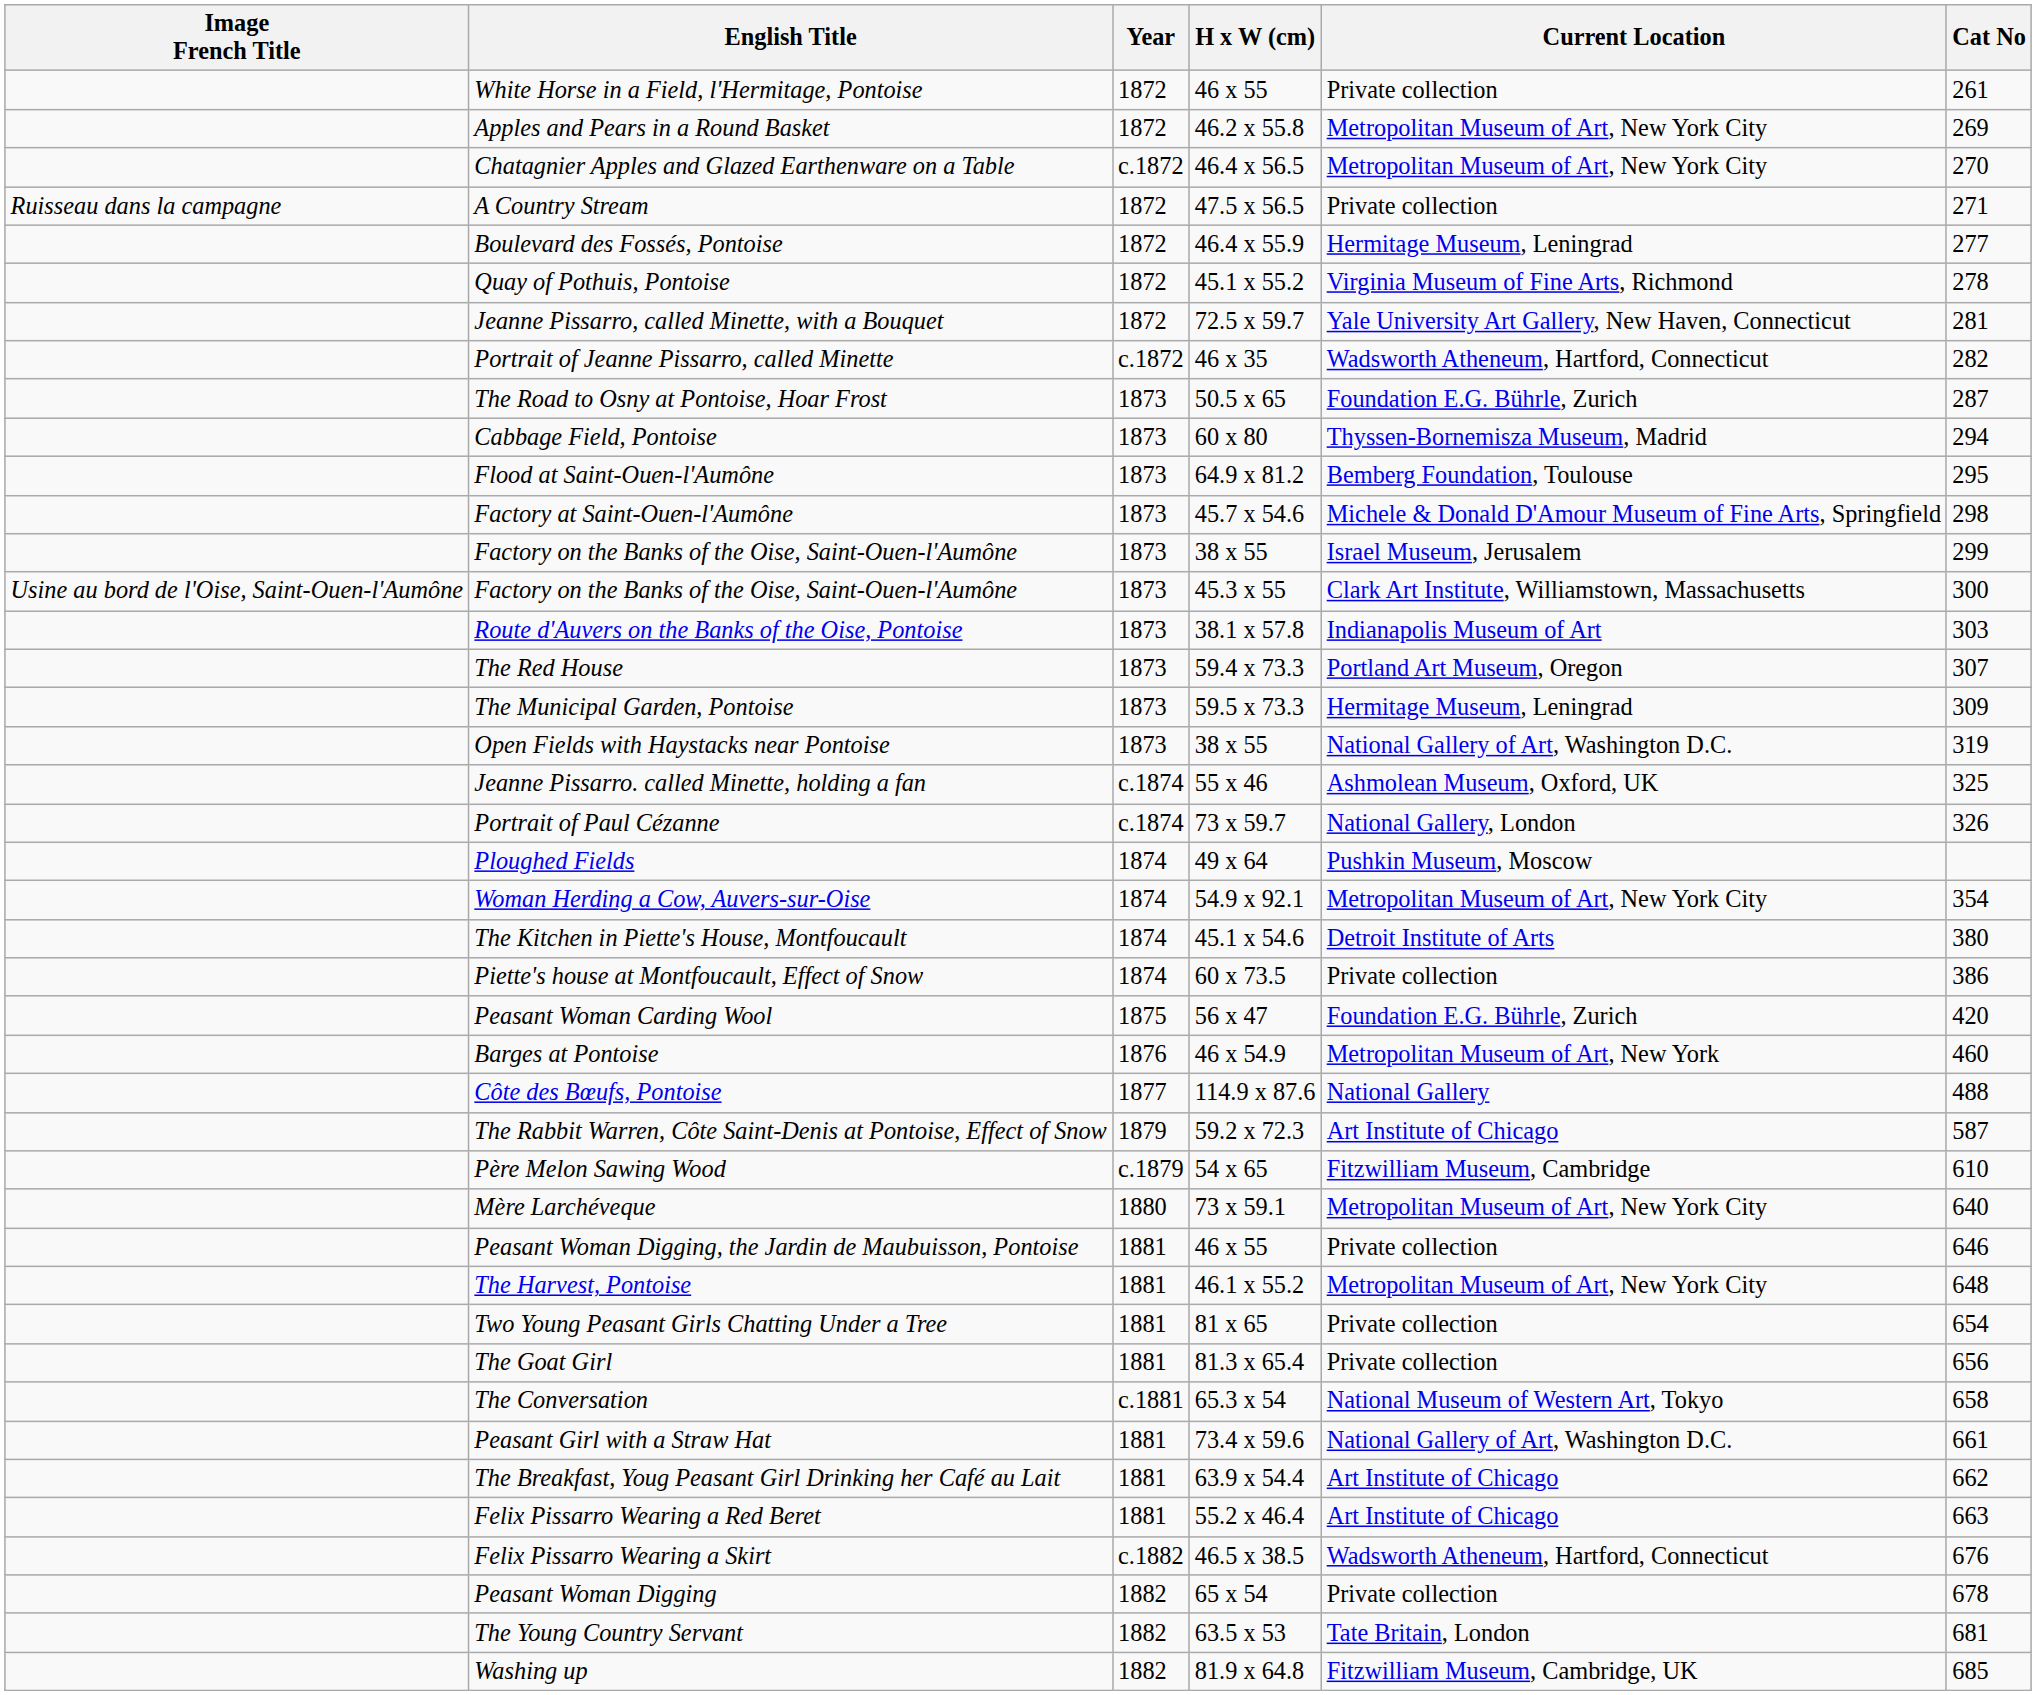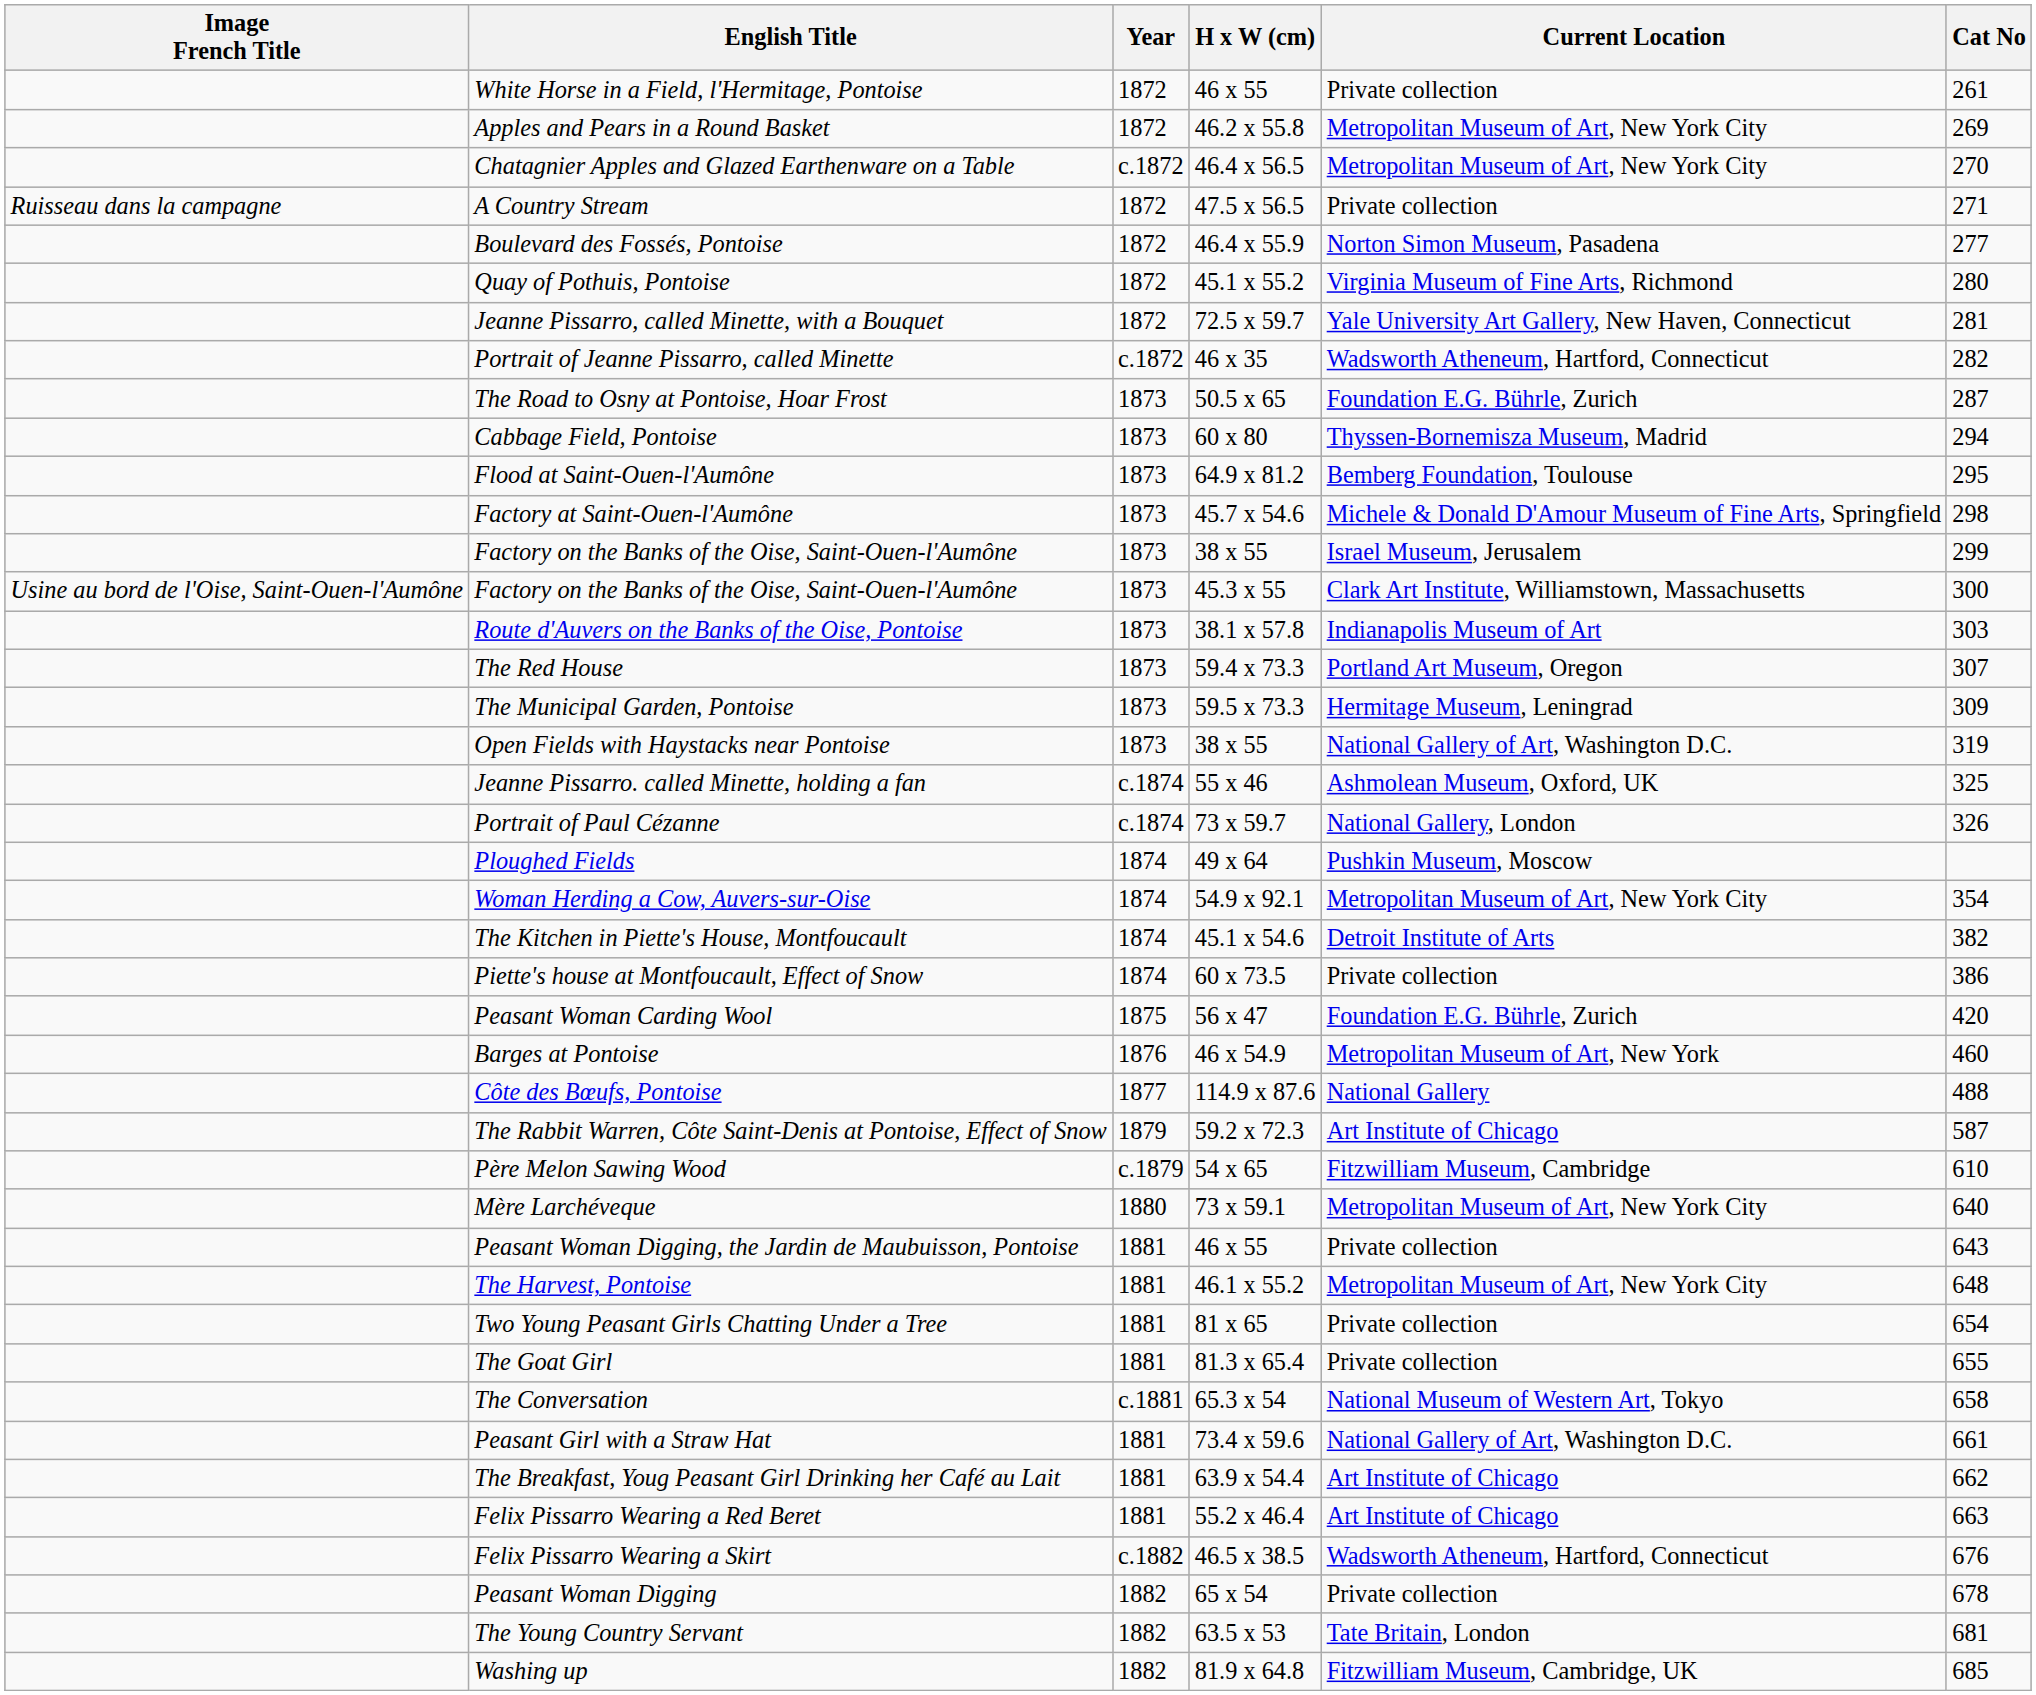(1480, 243) Hermitage Museum, Leningrad -> (1493, 243) Norton Simon Museum, Pasadena
(1971, 282) 278 -> (1971, 282) 280
(1971, 938) 380 -> (1971, 938) 382
(1971, 1246) 646 -> (1971, 1246) 643
(1971, 1362) 656 -> (1971, 1362) 655
